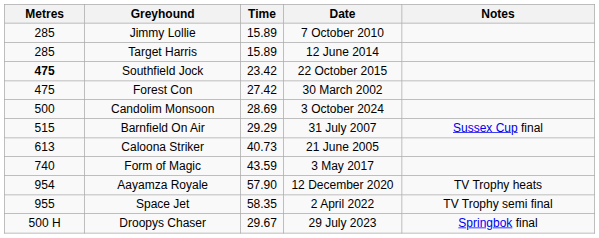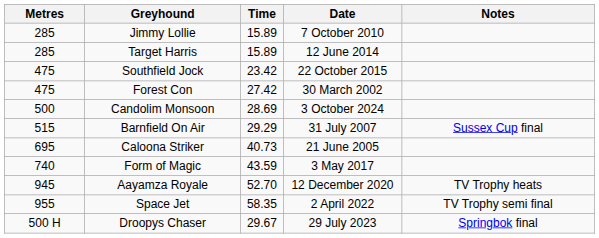(45, 71) bold -> (45, 71) normal
(45, 147) 613 -> (45, 147) 695
(45, 185) 954 -> (45, 185) 945
(262, 185) 57.90 -> (262, 185) 52.70
